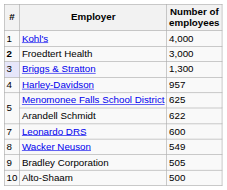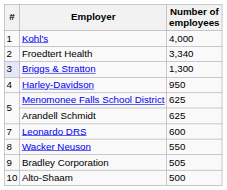(9, 54) bold -> (9, 54) normal
(181, 54) 3,000 -> (181, 54) 3,340
(177, 85) 957 -> (177, 85) 950
(177, 116) 622 -> (177, 116) 625
(177, 147) 549 -> (177, 147) 550
